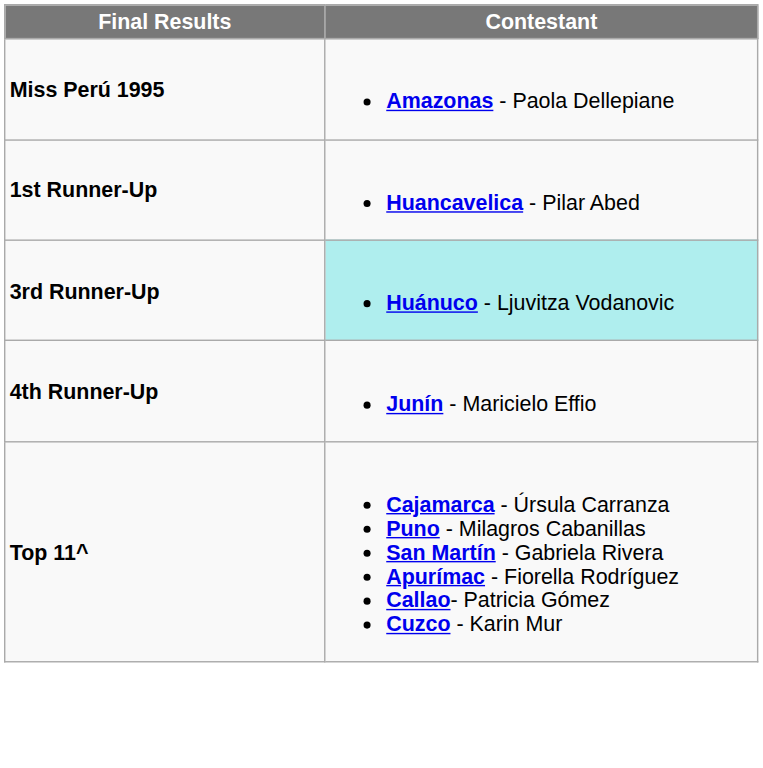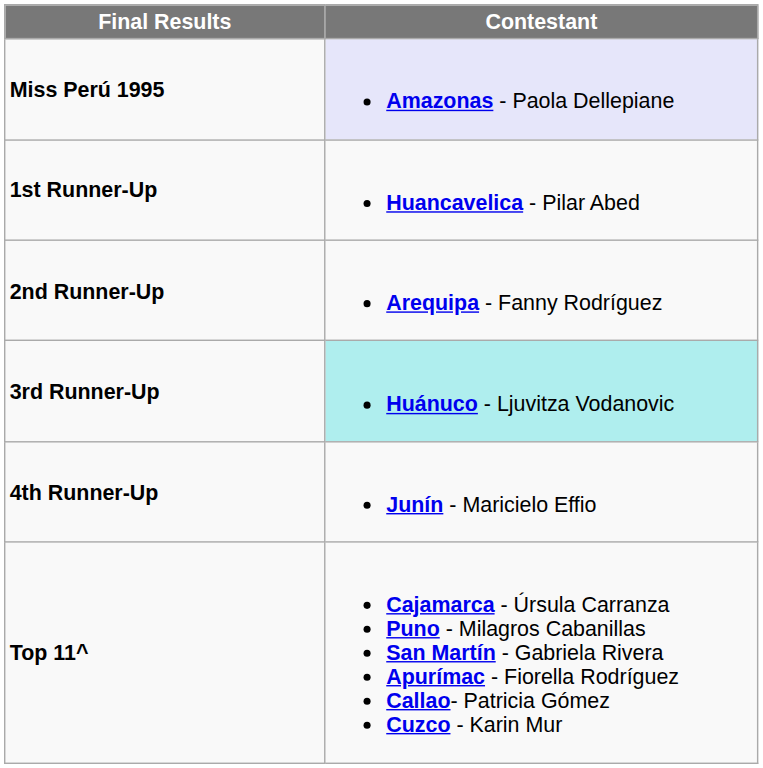(541, 101) no background -> (541, 101) lavender background
+ row: (87, 291)
